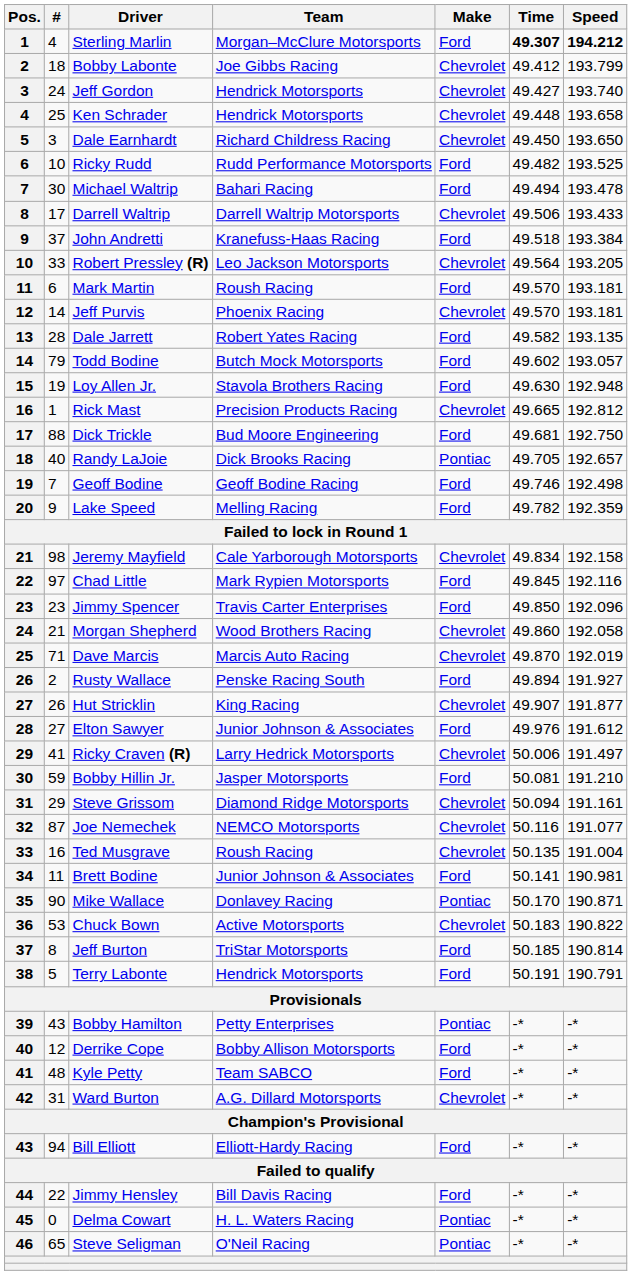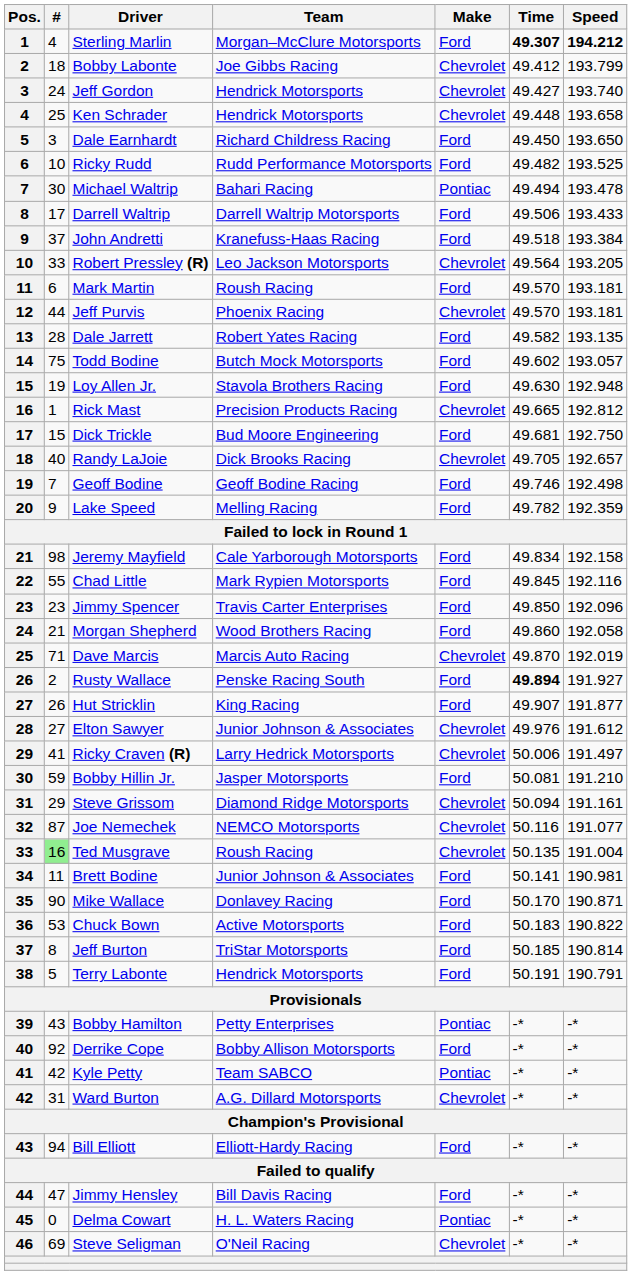(472, 140) Chevrolet -> (455, 140) Ford
(455, 189) Ford -> (465, 189) Pontiac
(472, 213) Chevrolet -> (455, 213) Ford
(57, 311) 14 -> (57, 311) 44
(57, 361) 79 -> (57, 361) 75
(57, 434) 88 -> (57, 434) 15
(465, 459) Pontiac -> (472, 459) Chevrolet
(472, 557) Chevrolet -> (455, 557) Ford
(57, 581) 97 -> (57, 581) 55
(472, 631) Chevrolet -> (455, 631) Ford
(536, 680) normal -> (536, 680) bold
(472, 704) Chevrolet -> (455, 704) Ford
(455, 729) Ford -> (472, 729) Chevrolet
(57, 851) no background -> (57, 851) lightgreen background
(465, 901) Pontiac -> (455, 901) Ford
(472, 925) Chevrolet -> (455, 925) Ford
(57, 1048) 12 -> (57, 1048) 92
(57, 1072) 48 -> (57, 1072) 42
(455, 1072) Ford -> (465, 1072) Pontiac
(57, 1195) 22 -> (57, 1195) 47
(57, 1244) 65 -> (57, 1244) 69
(465, 1244) Pontiac -> (472, 1244) Chevrolet
